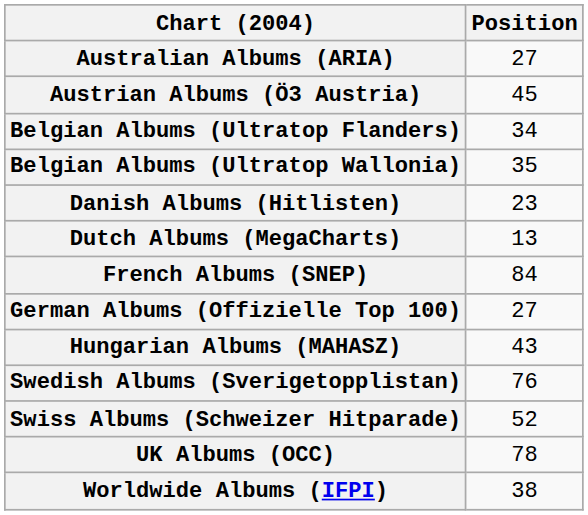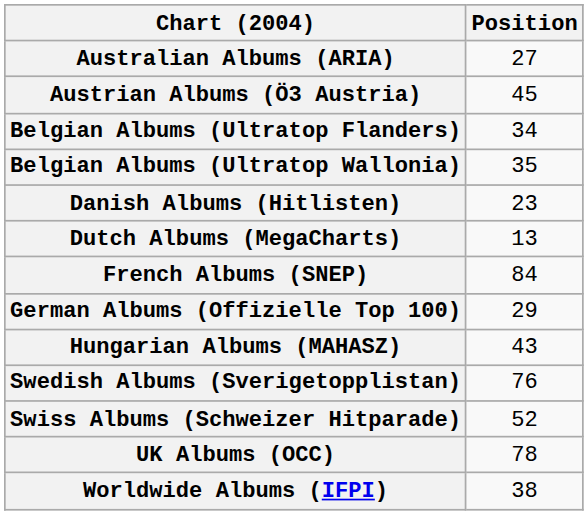(525, 311) 27 -> (525, 311) 29
